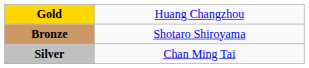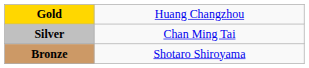rows swapped: (49, 53) <-> (49, 33)
